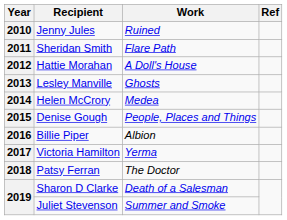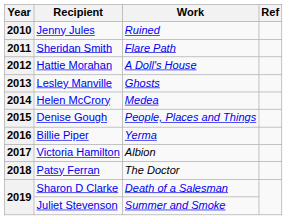(140, 135) Albion -> (141, 135) Yerma
(141, 153) Yerma -> (140, 153) Albion
